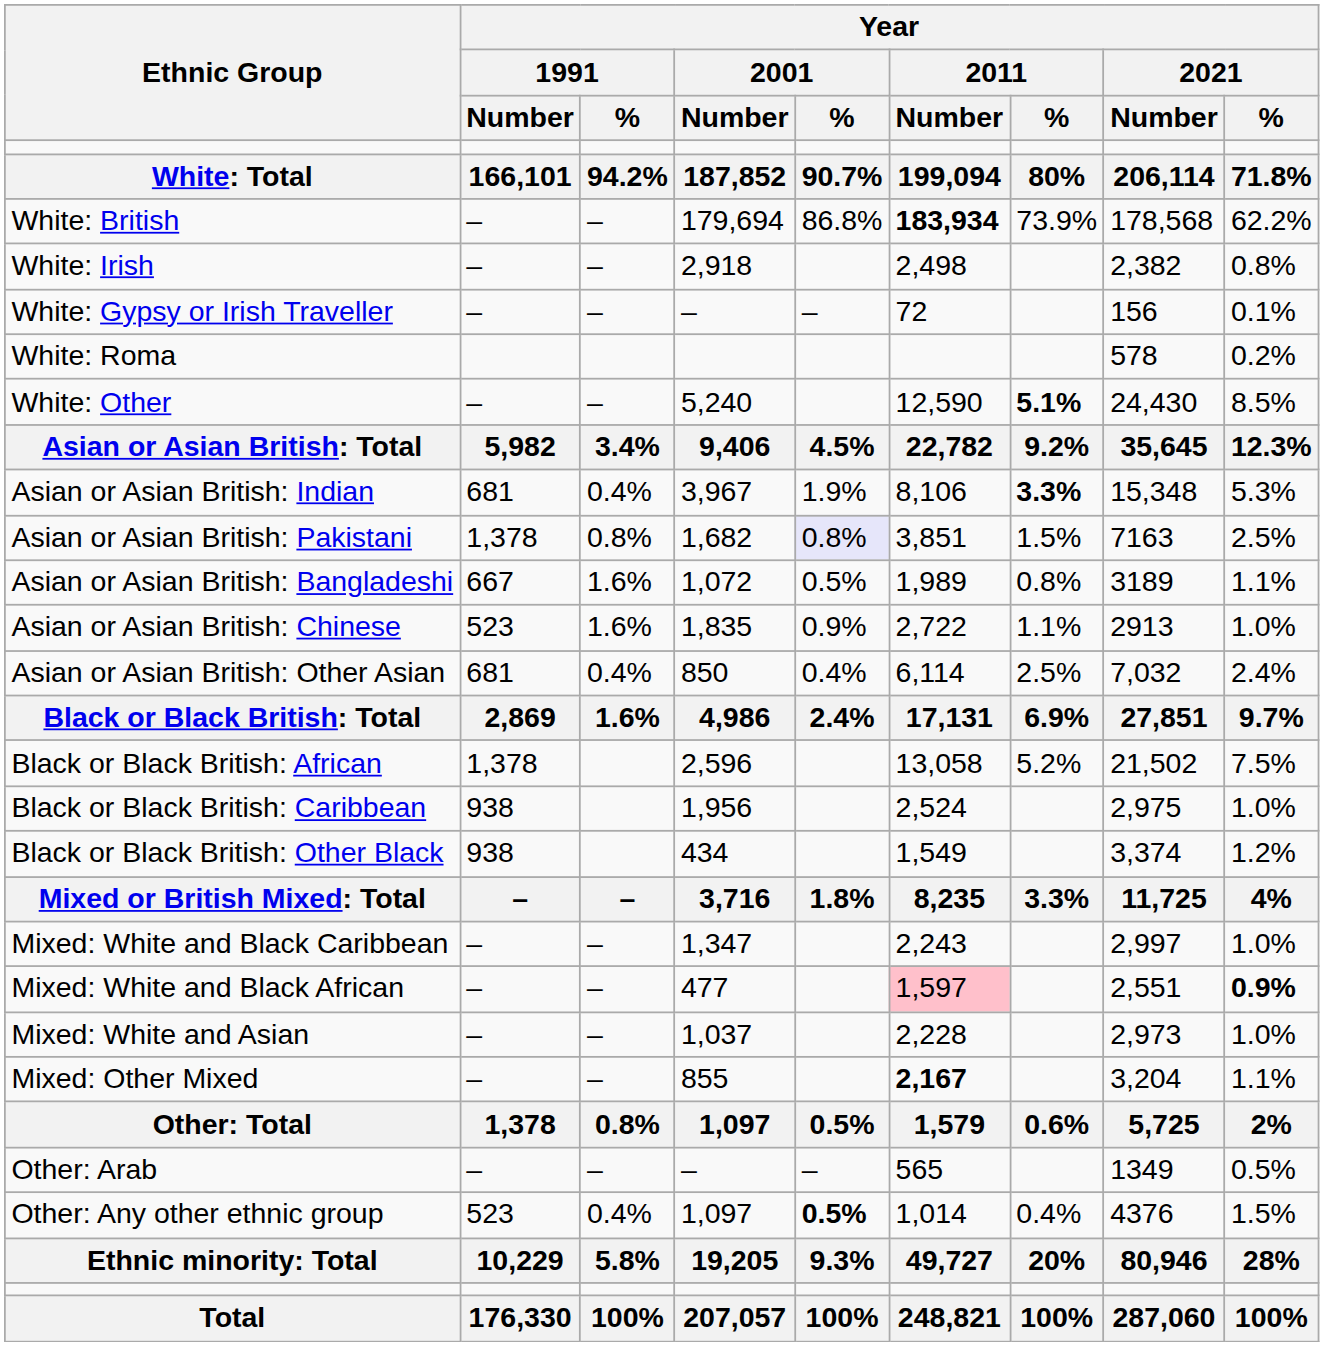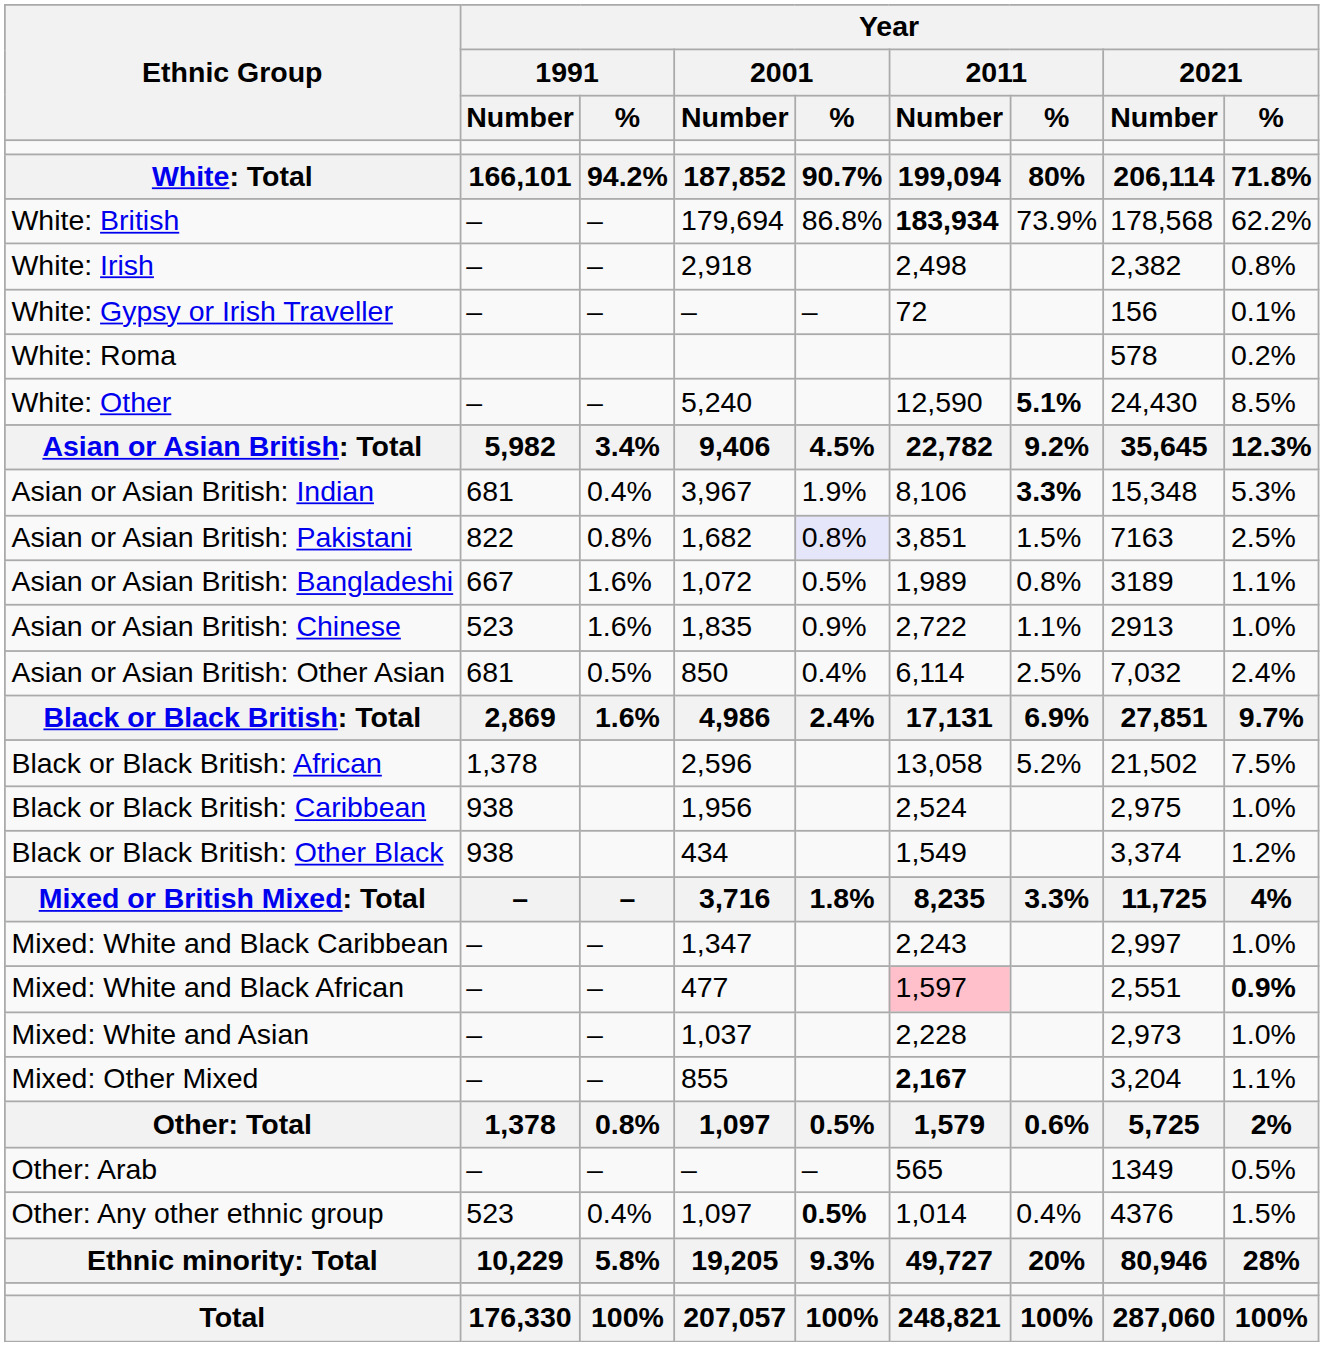(502, 537) 1,378 -> (490, 537) 822
(619, 672) 0.4% -> (619, 672) 0.5%
